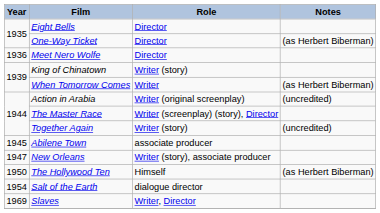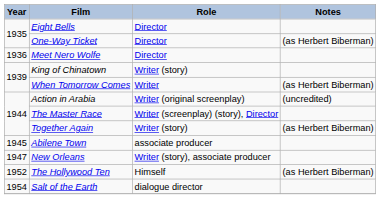(307, 128) (uncredited) -> (328, 128) (as Herbert Biberman)
(17, 172) 1950 -> (17, 172) 1952
- row: (45, 201)
